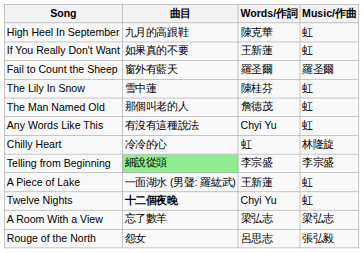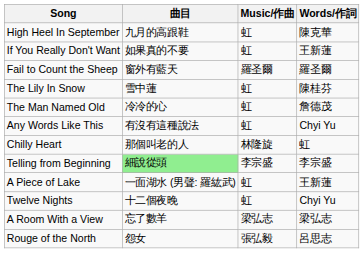columns swapped: (269, 13) <-> (329, 13)
(156, 107) 那個叫老的人 -> (146, 107) 冷冷的心
(146, 144) 冷冷的心 -> (156, 144) 那個叫老的人
(151, 200) bold -> (151, 200) normal
